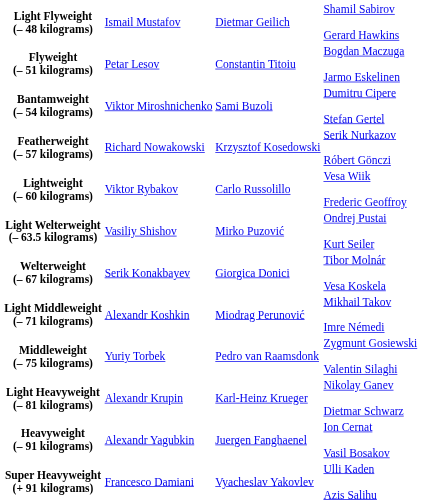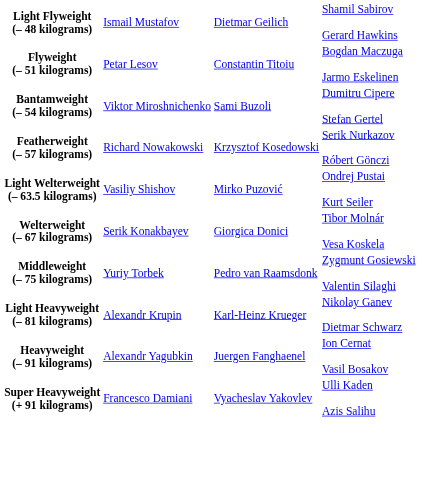- row: (53, 189)
- row: (53, 315)
